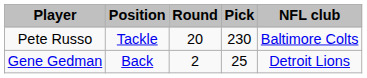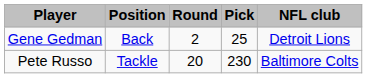rows swapped: (55, 61) <-> (55, 38)
